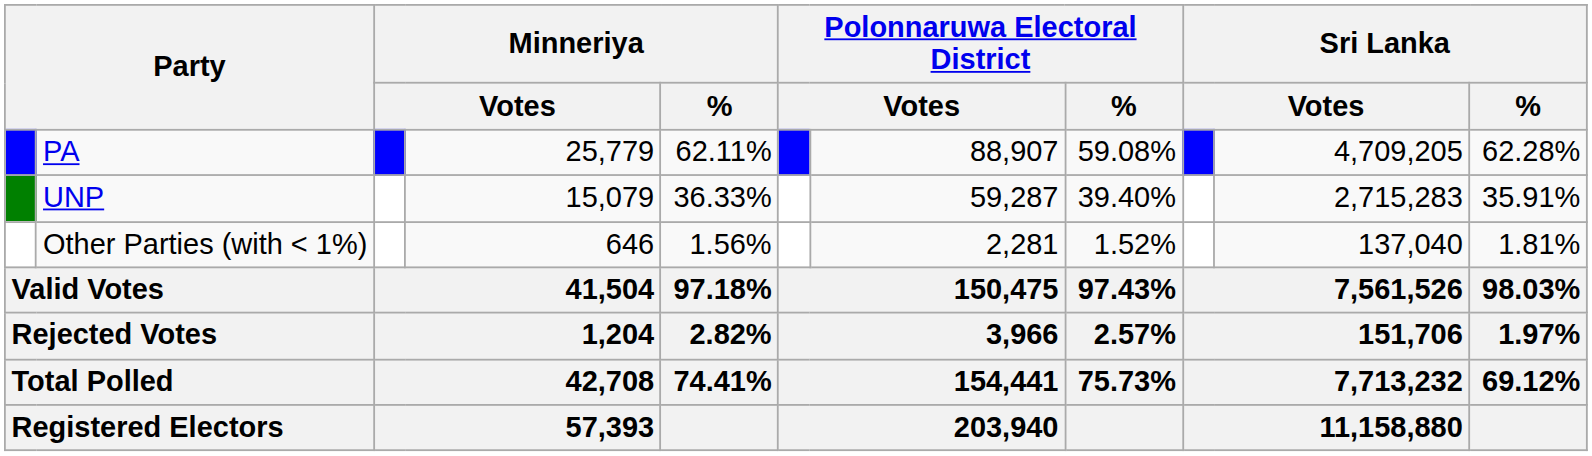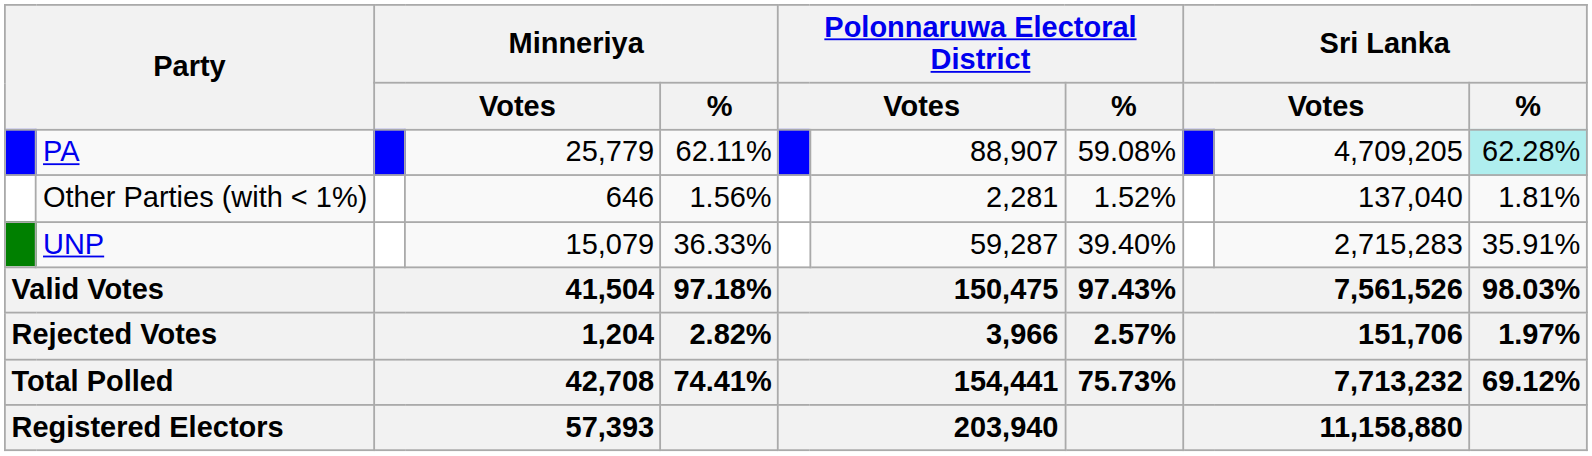(1531, 151) no background -> (1531, 151) paleturquoise background
rows swapped: (74, 197) <-> (205, 243)
